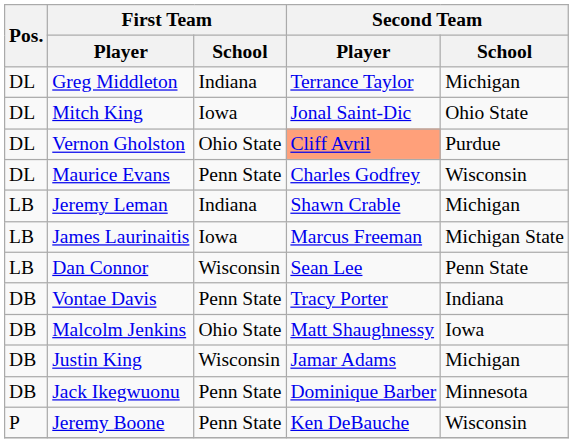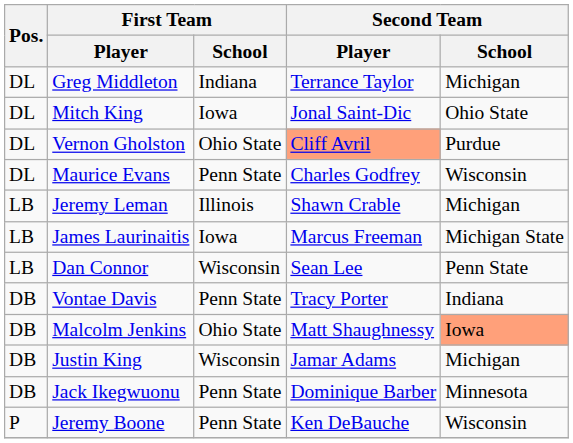(228, 205) Indiana -> (226, 205) Illinois
(465, 329) no background -> (465, 329) lightsalmon background
